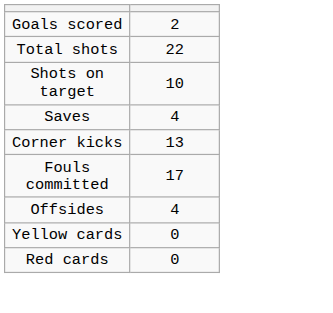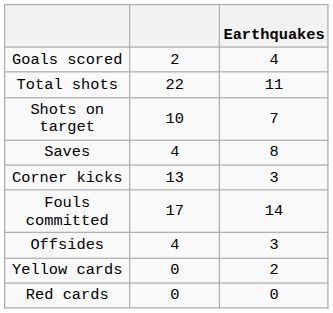+ column: (274, 35)
